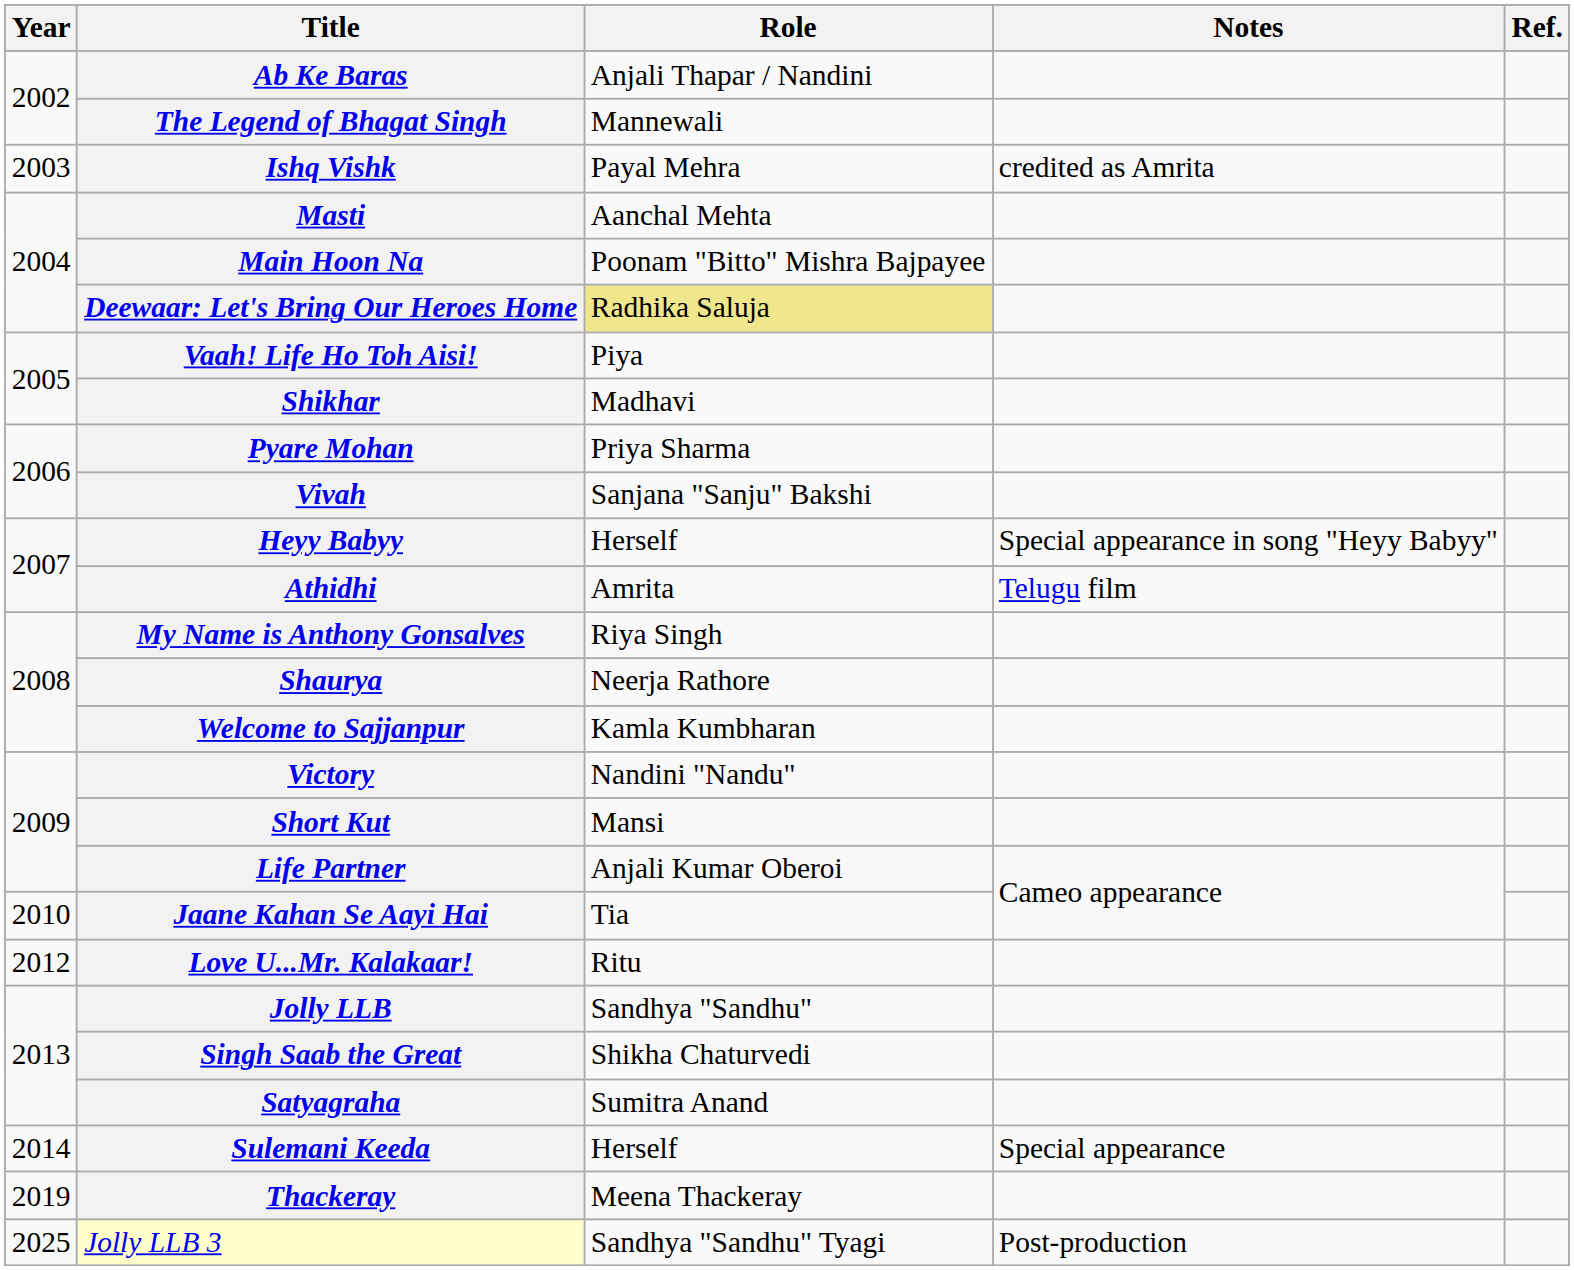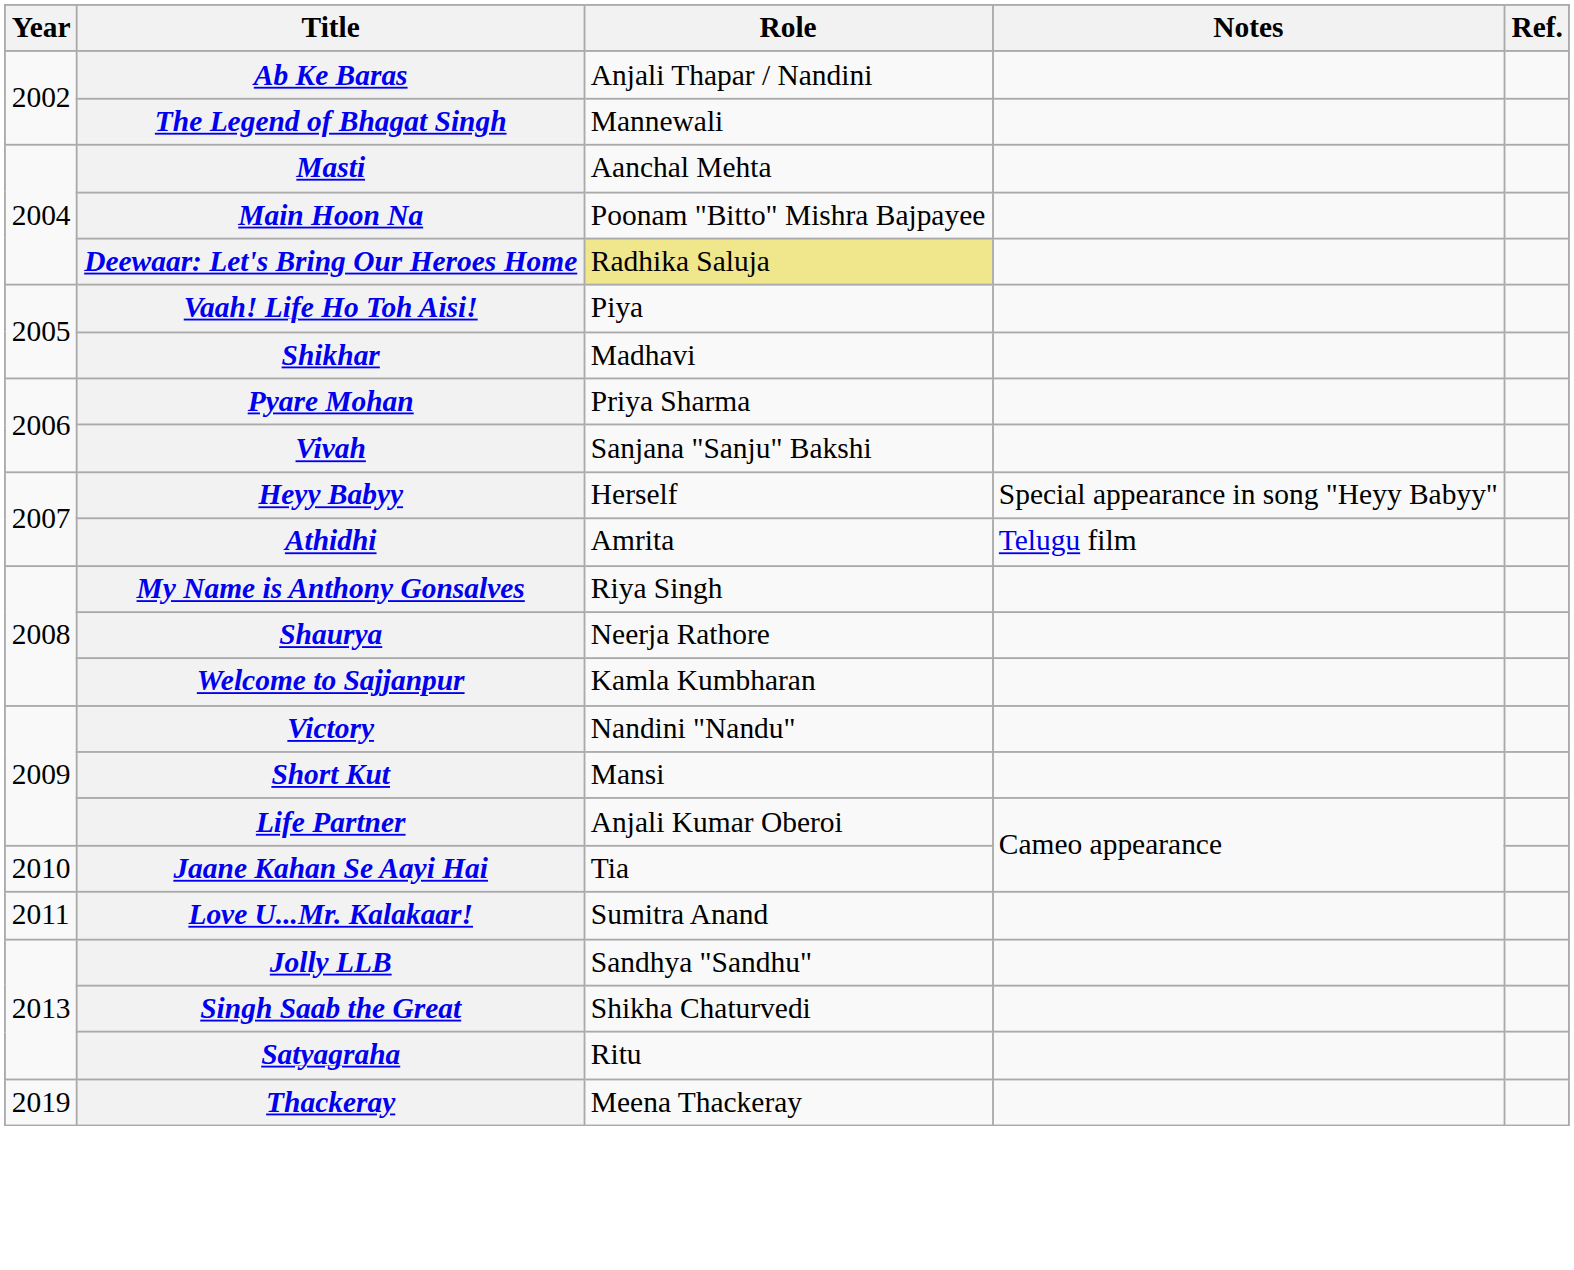- row: (331, 167)
(41, 961) 2012 -> (41, 914) 2011
(616, 961) Ritu -> (680, 914) Sumitra Anand
(680, 1101) Sumitra Anand -> (616, 1055) Ritu
- row: (331, 1148)
- row: (153, 1241)
